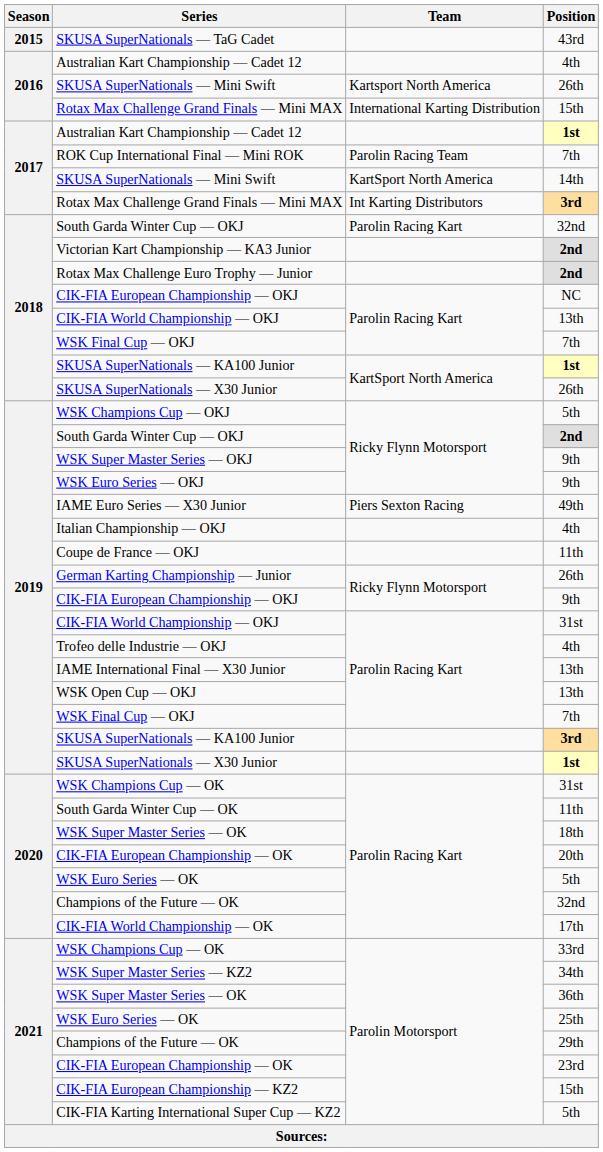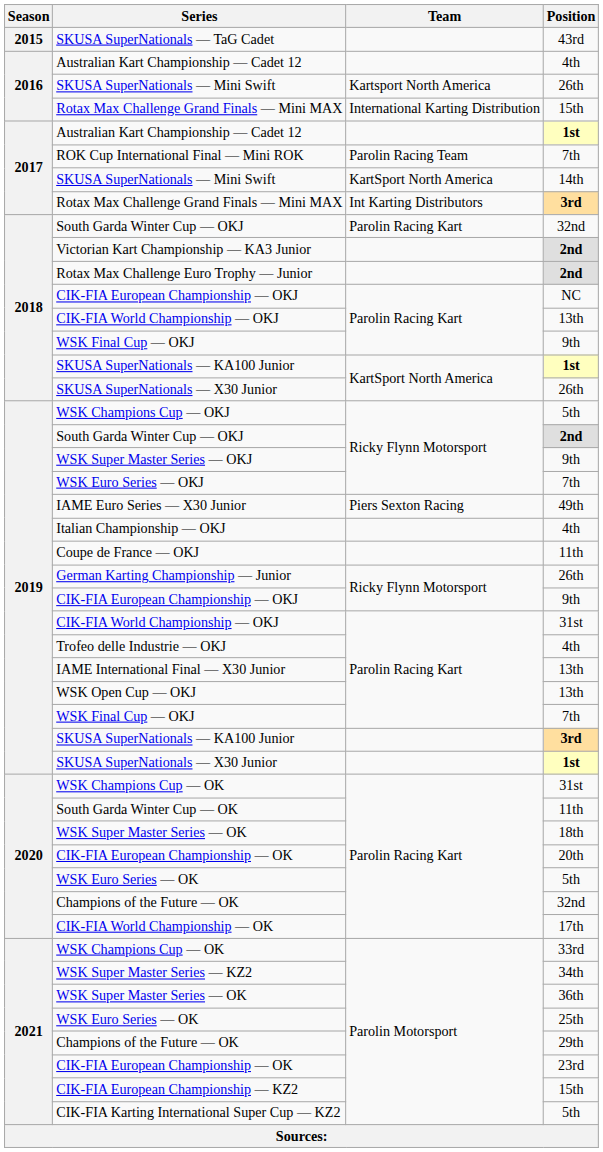(571, 342) 7th -> (571, 342) 9th
(571, 482) 9th -> (571, 482) 7th
